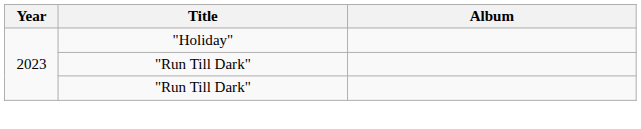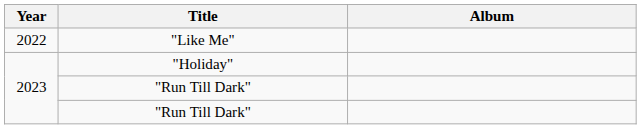+ row: (31, 40)
